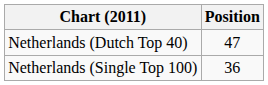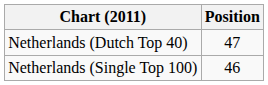(232, 67) 36 -> (232, 67) 46
